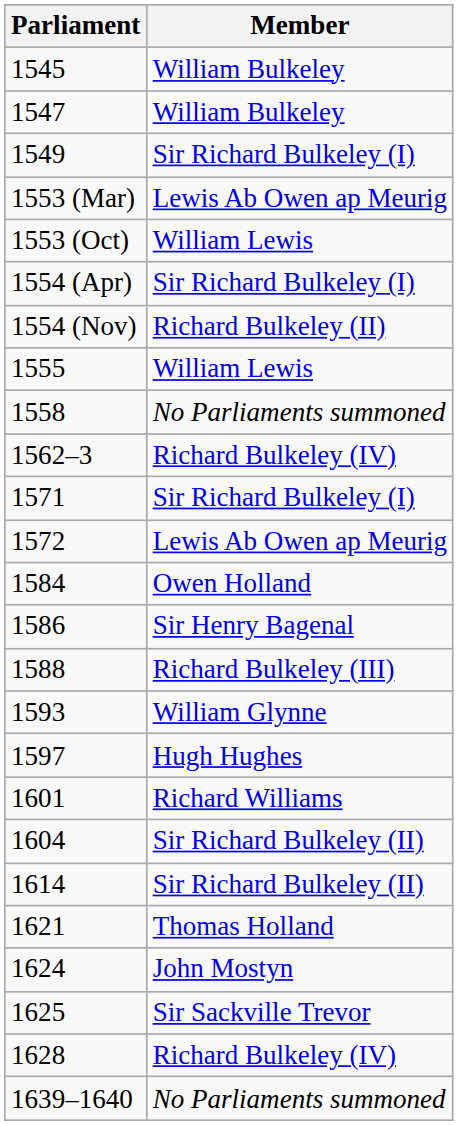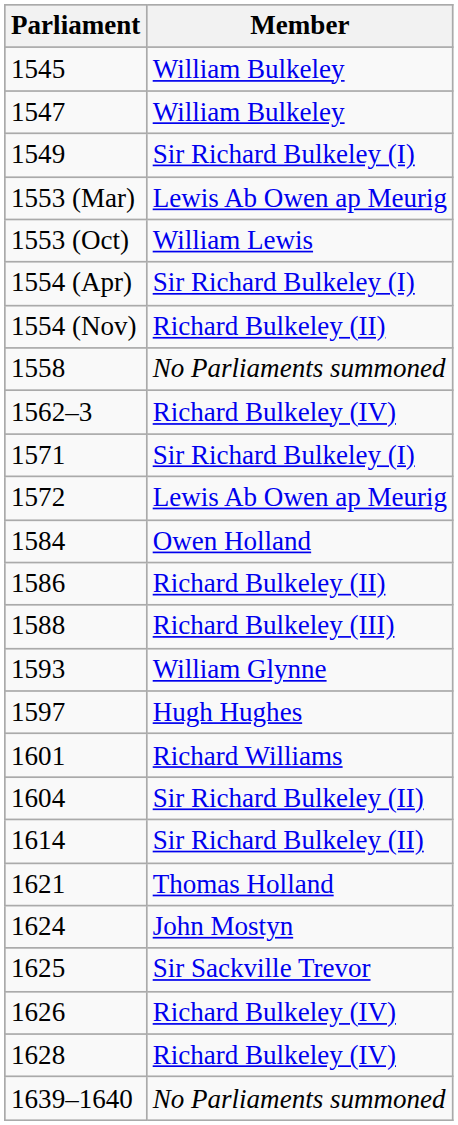- row: (38, 369)
(253, 626) Sir Henry Bagenal -> (269, 583) Richard Bulkeley (II)
+ row: (38, 1012)
